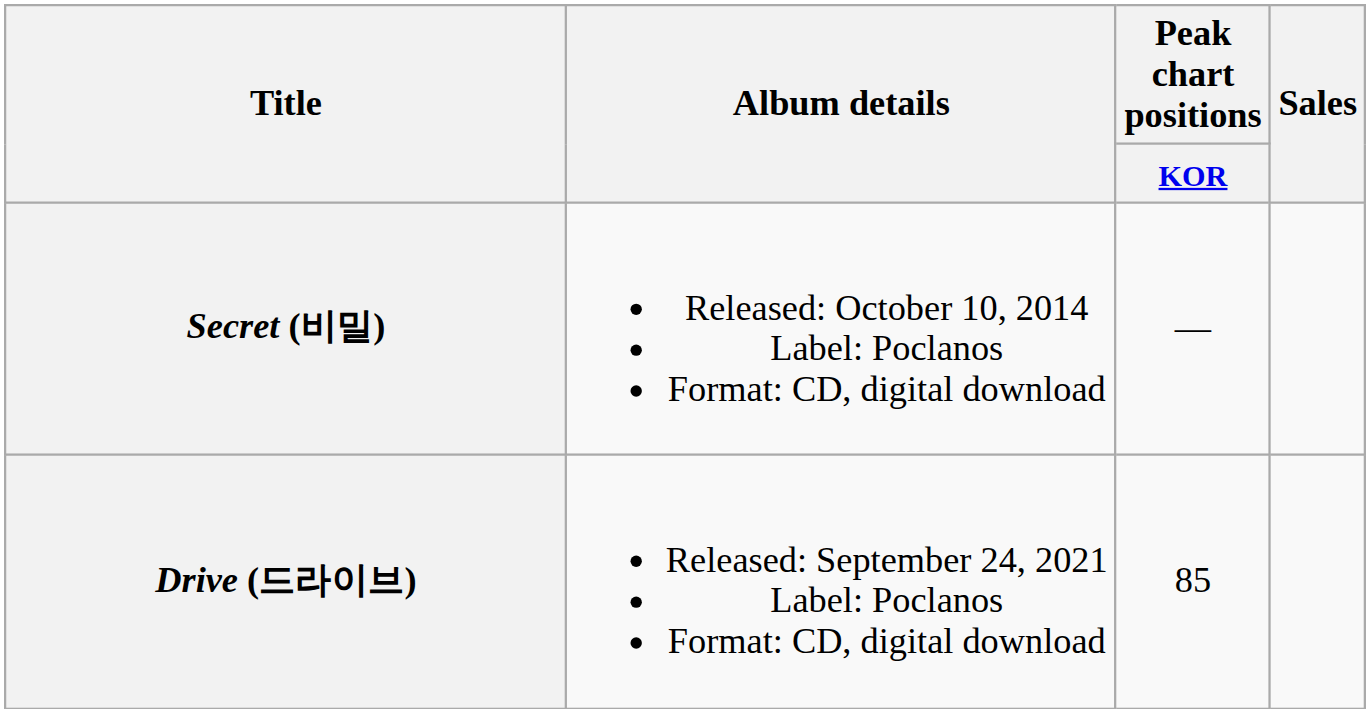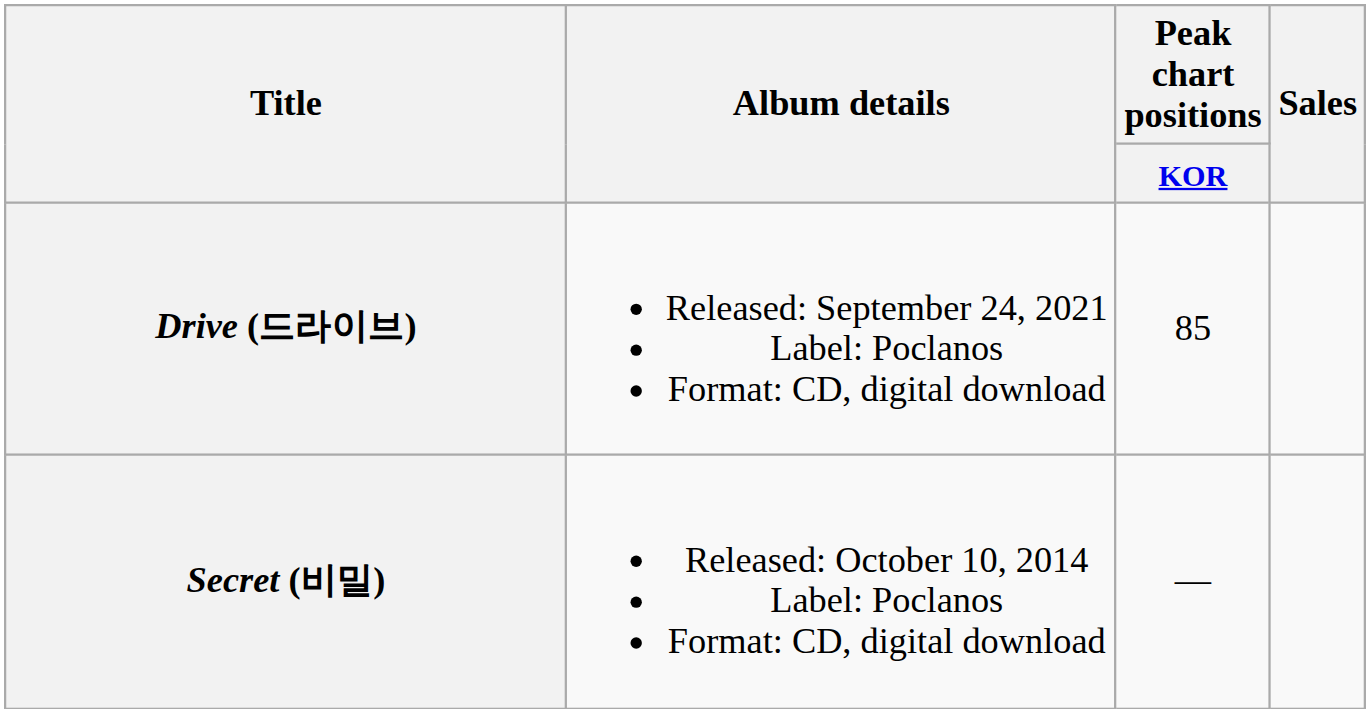rows swapped: (286, 326) <-> (286, 579)
